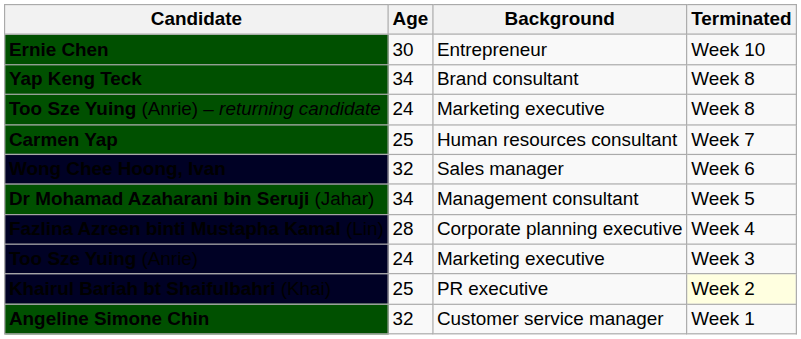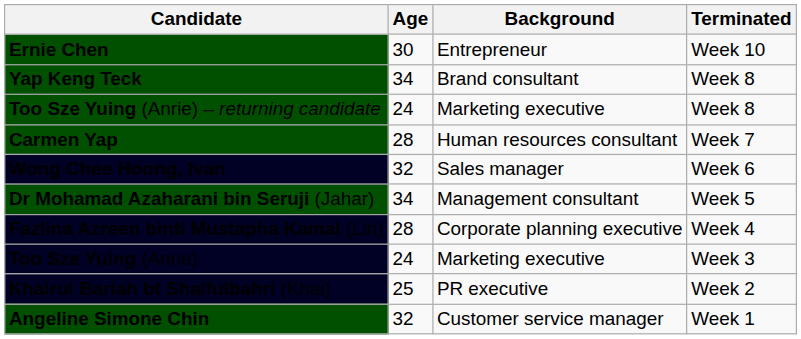(403, 139) 25 -> (403, 139) 28
(723, 288) lightyellow background -> (723, 288) no background
